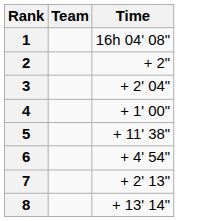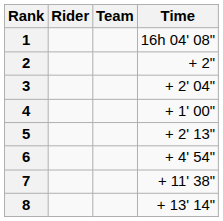+ column: (70, 16)
(142, 134) + 11' 38" -> (190, 134) + 2' 13"
(145, 181) + 2' 13" -> (186, 181) + 11' 38"
